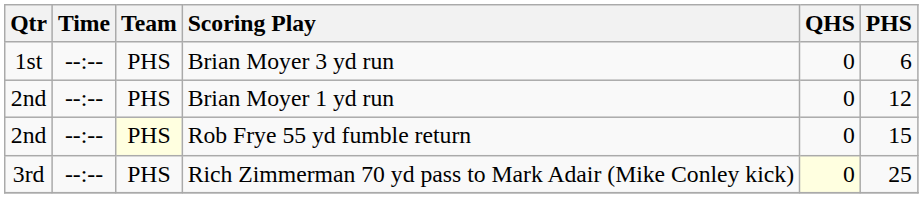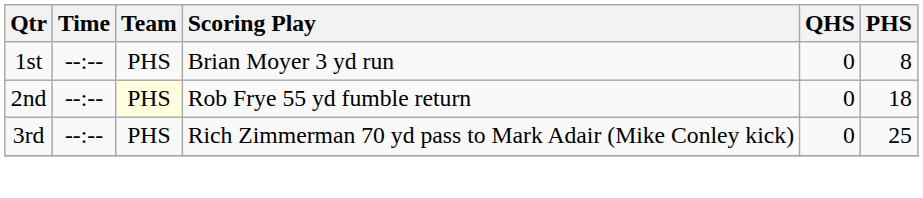(906, 60) 6 -> (906, 60) 8
- row: (291, 98)
(900, 135) 15 -> (900, 98) 18
(849, 173) lightyellow background -> (849, 135) no background
